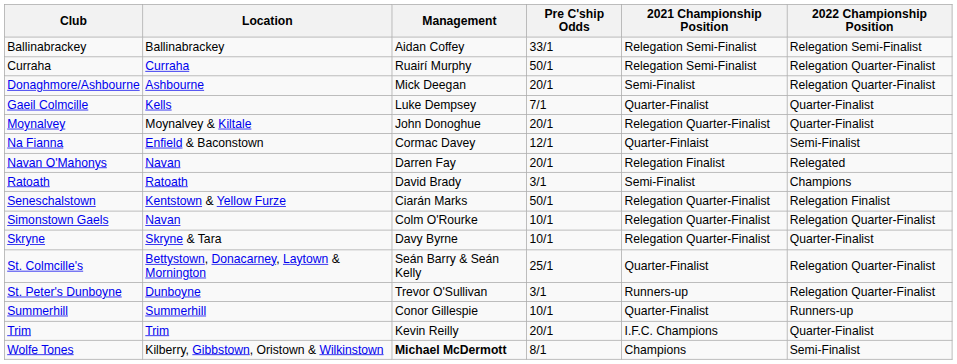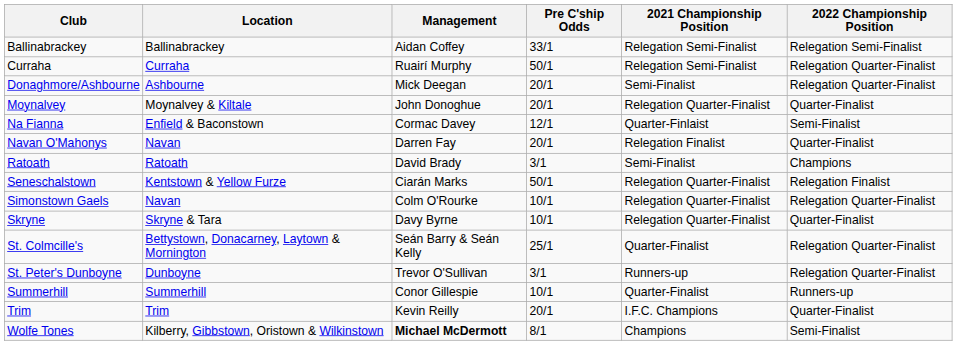- row: (48, 104)
(817, 162) Relegated -> (832, 143) Quarter-Finalist
